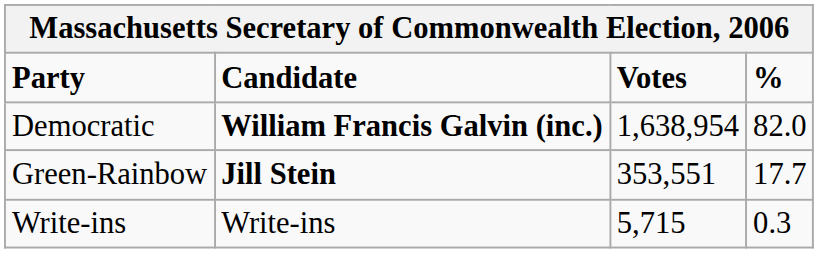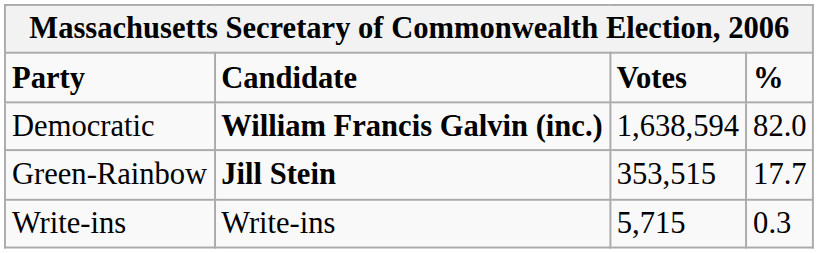(678, 125) 1,638,954 -> (678, 125) 1,638,594
(666, 174) 353,551 -> (666, 174) 353,515
